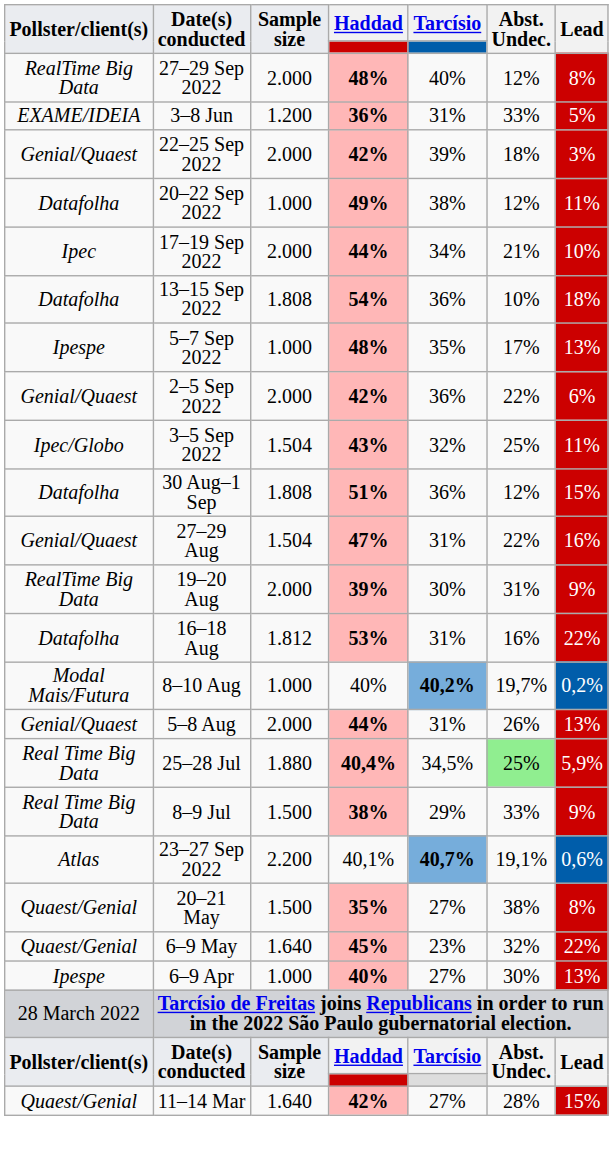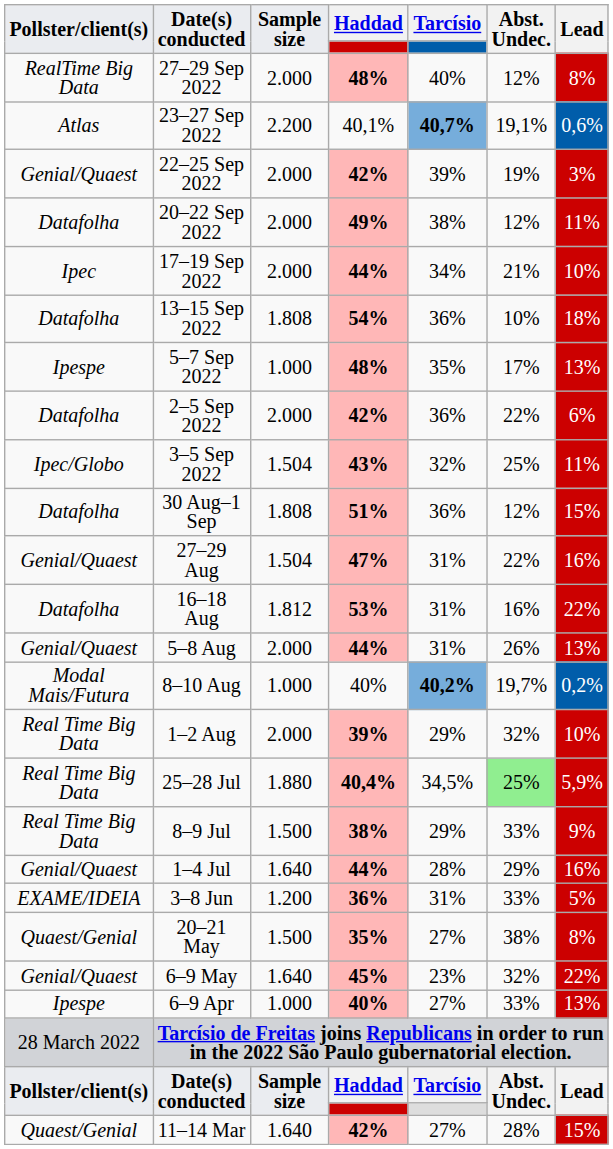rows swapped: (202, 860) <-> (202, 116)
(521, 155) 18% -> (521, 174) 19%
(290, 203) 1.000 -> (290, 222) 2.000
(79, 396) Genial/Quaest -> (79, 416) Datafolha
- row: (202, 589)
rows swapped: (202, 686) <-> (202, 725)
+ row: (202, 734)
+ row: (202, 869)
(79, 947) Quaest/Genial -> (79, 975) Genial/Quaest
(521, 975) 30% -> (521, 1004) 33%
